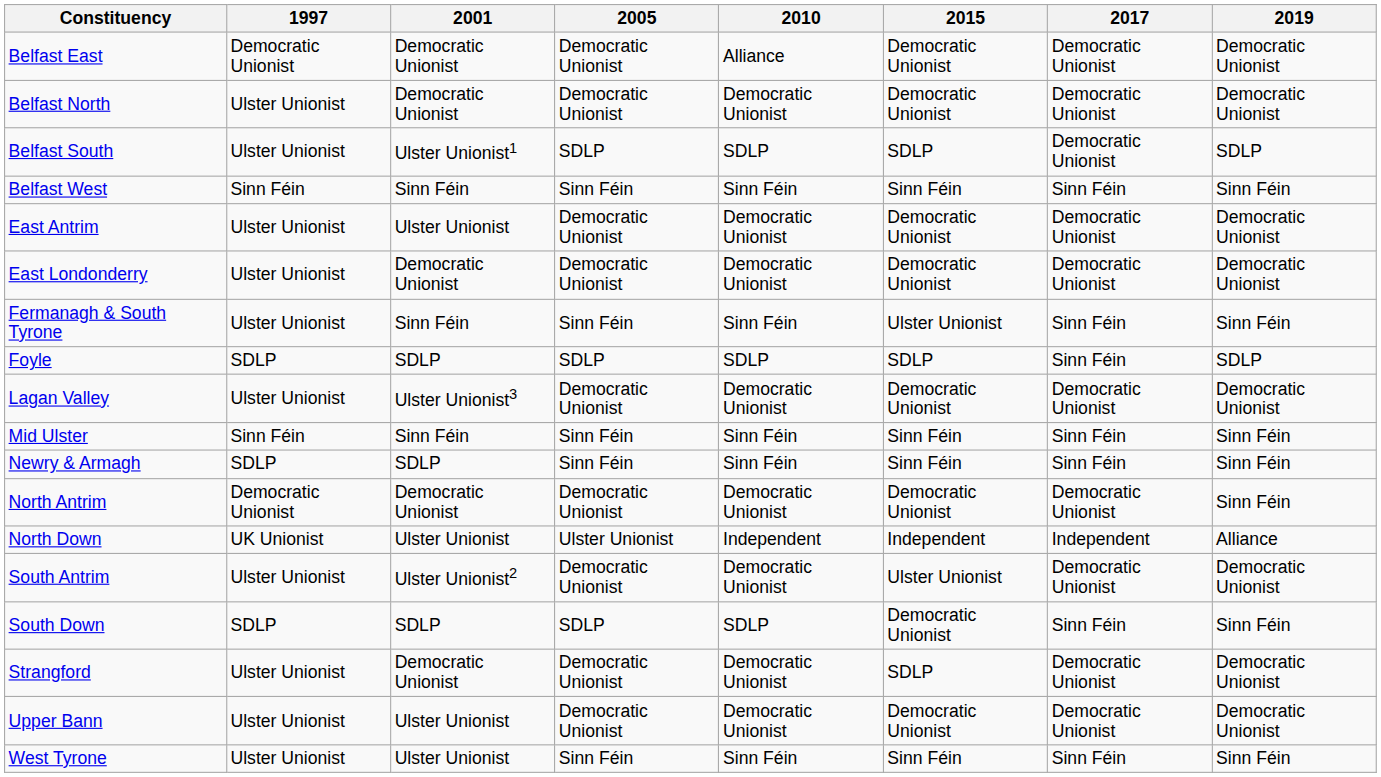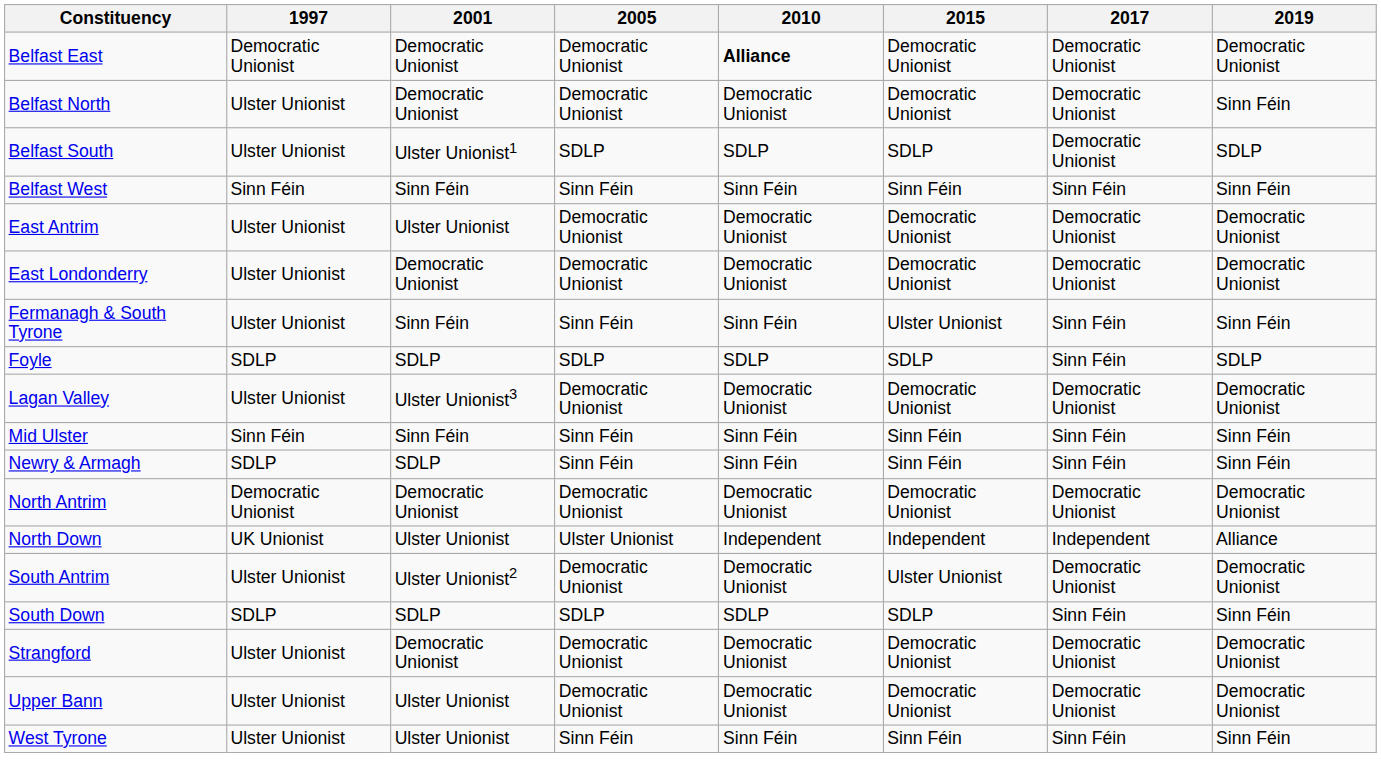(754, 56) normal -> (757, 56) bold
(1261, 103) Democratic Unionist -> (1253, 103) Sinn Féin
(1253, 501) Sinn Féin -> (1261, 501) Democratic Unionist
(932, 625) Democratic Unionist -> (910, 615) SDLP
(910, 672) SDLP -> (932, 653) Democratic Unionist
